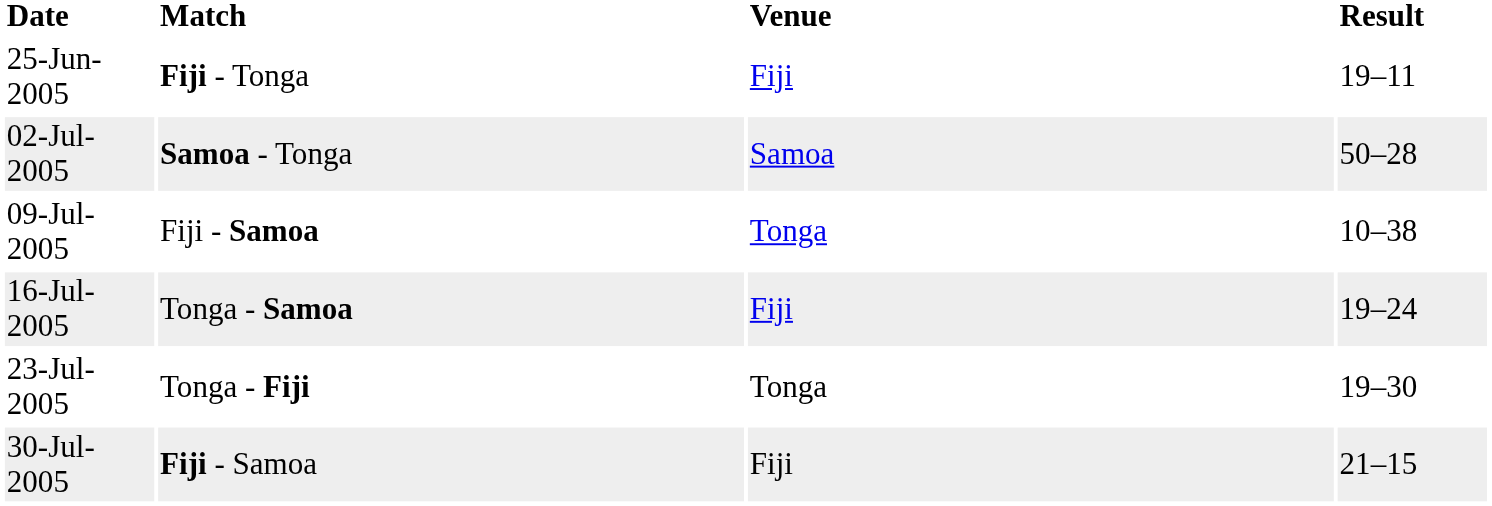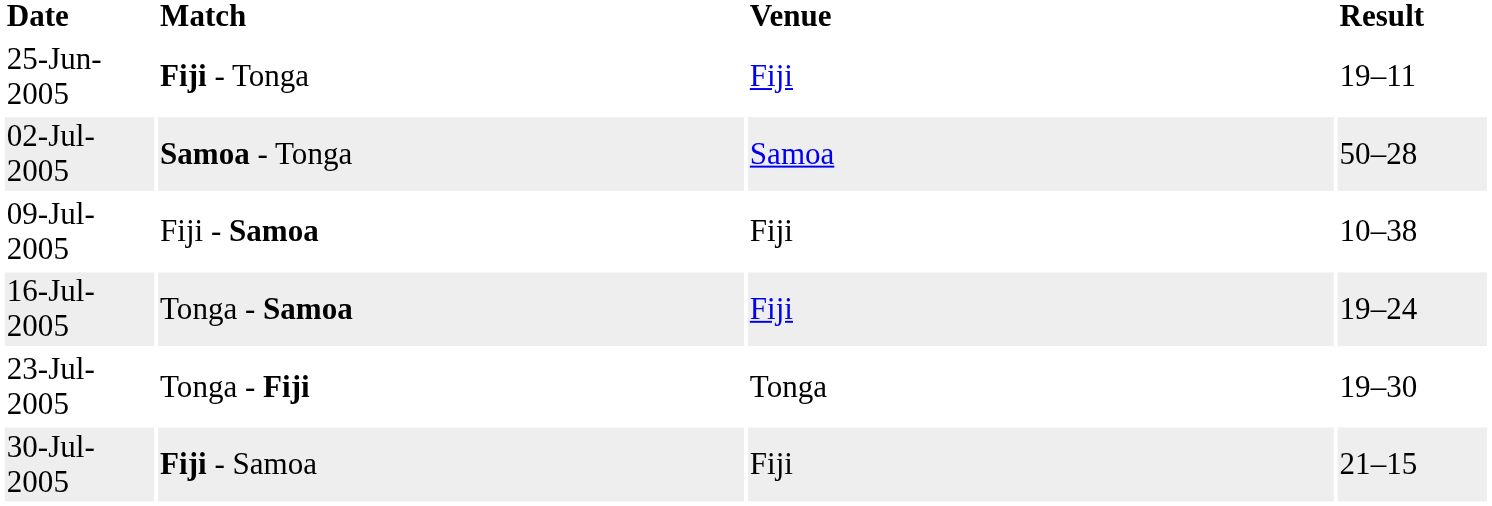(788, 231) Tonga -> (771, 231) Fiji
